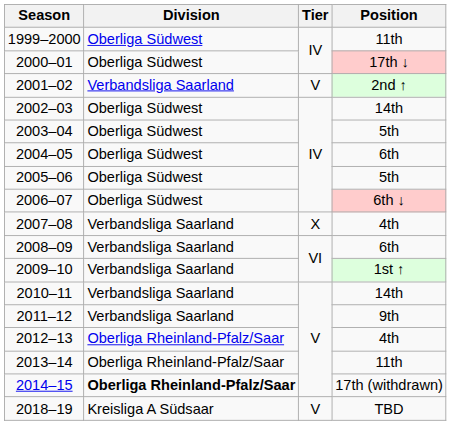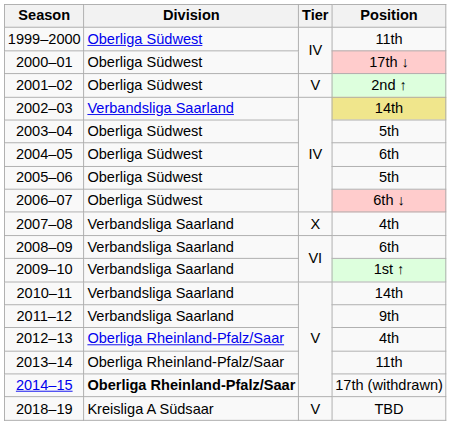(161, 85) Verbandsliga Saarland -> (145, 85) Oberliga Südwest
(145, 108) Oberliga Südwest -> (161, 108) Verbandsliga Saarland
(389, 108) no background -> (389, 108) khaki background
